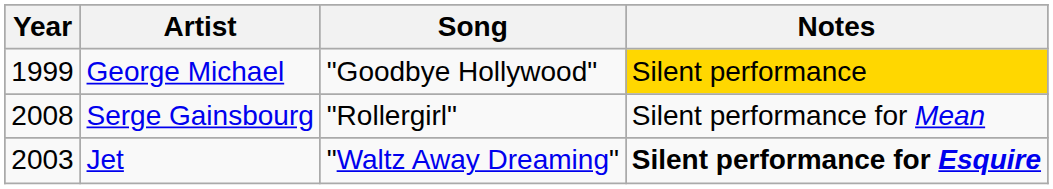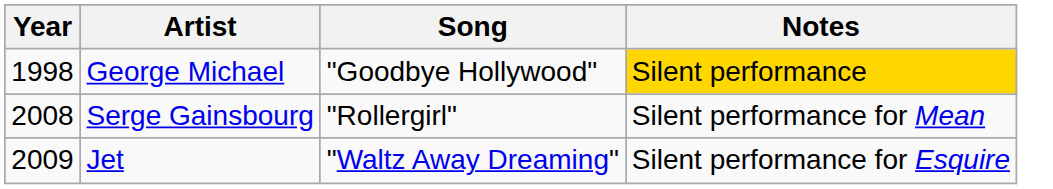(42, 71) 1999 -> (42, 71) 1998
(42, 159) 2003 -> (42, 159) 2009
(836, 159) bold -> (821, 159) normal
